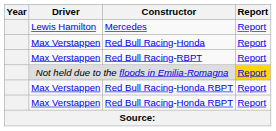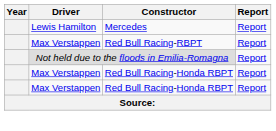- row: (66, 42)
(252, 73) gold background -> (252, 58) no background
